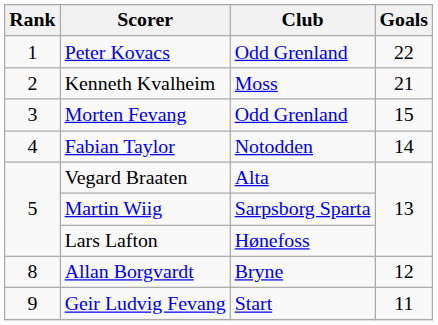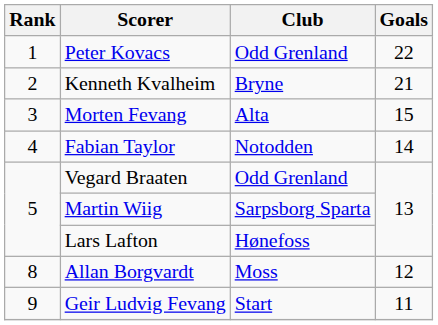(256, 83) Moss -> (259, 83) Bryne
(291, 114) Odd Grenland -> (252, 114) Alta
(252, 177) Alta -> (291, 177) Odd Grenland
(259, 271) Bryne -> (256, 271) Moss
